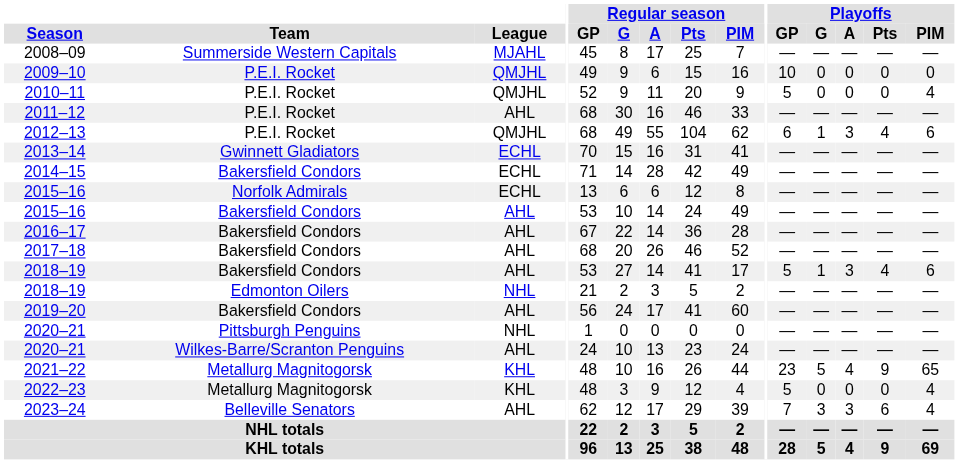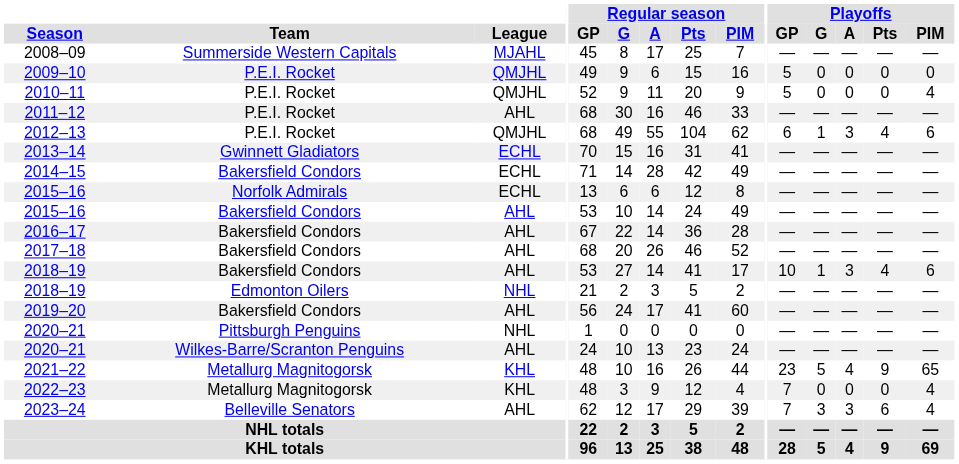(787, 73) 10 -> (787, 73) 5
(787, 271) 5 -> (787, 271) 10
(787, 390) 5 -> (787, 390) 7
